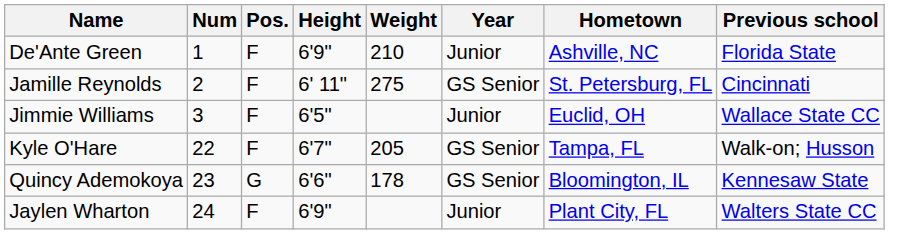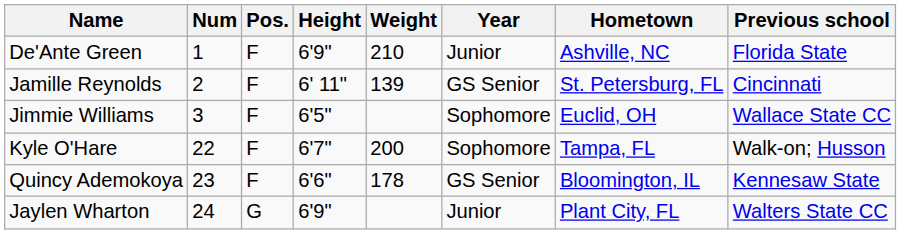(387, 84) 275 -> (387, 84) 139
(474, 116) Junior -> (498, 116) Sophomore
(387, 148) 205 -> (387, 148) 200
(493, 148) GS Senior -> (498, 148) Sophomore
(254, 180) G -> (253, 180) F
(253, 212) F -> (254, 212) G
